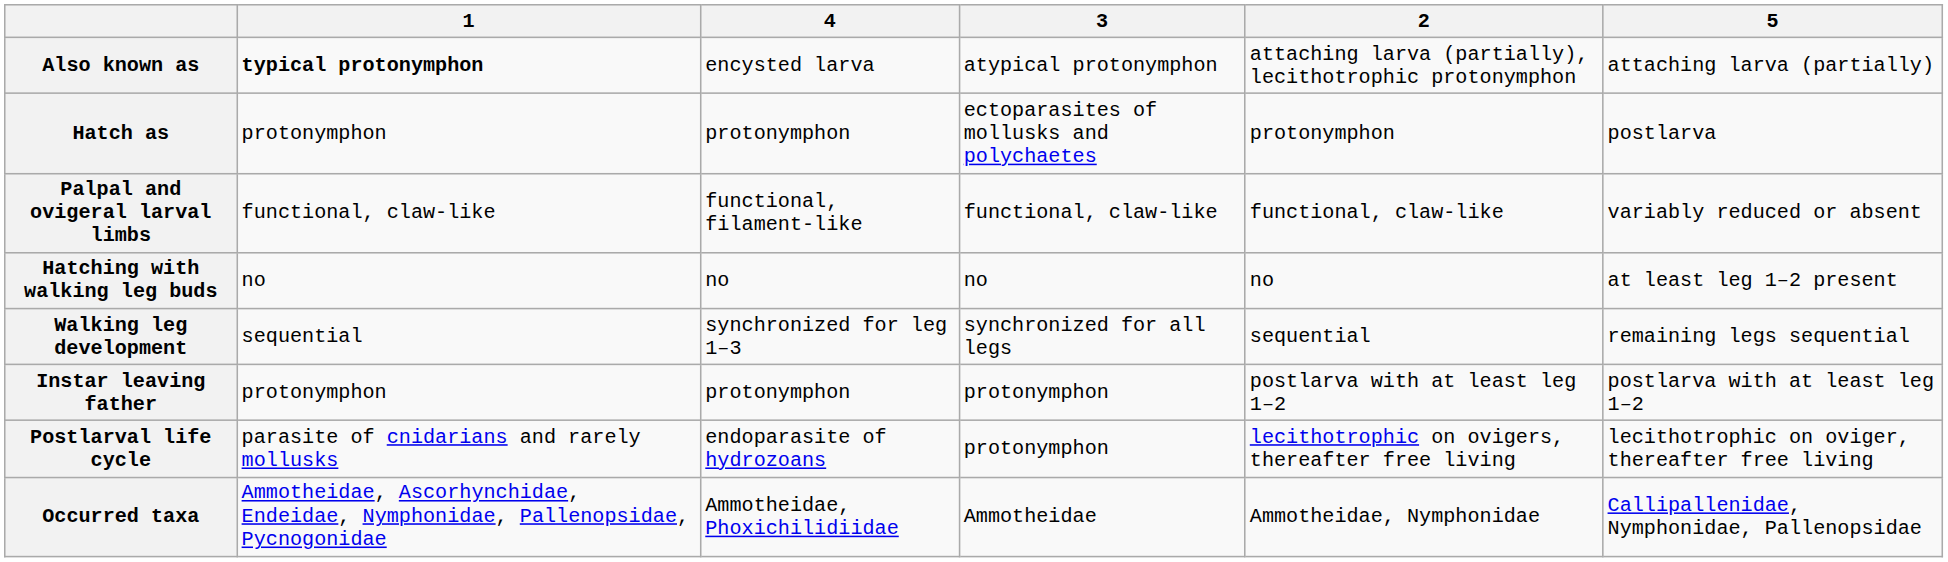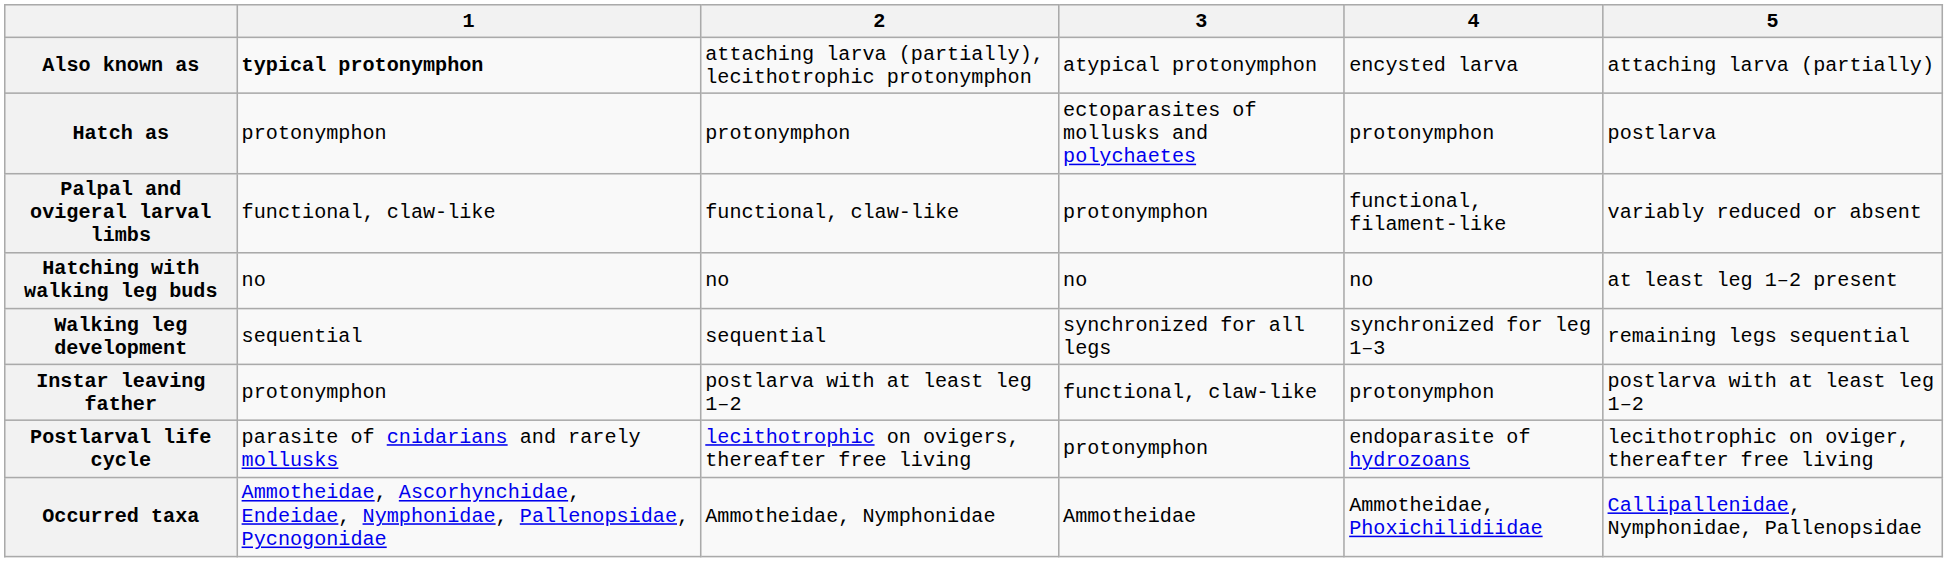columns swapped: (1424, 21) <-> (830, 21)
(1091, 213) functional, claw-like -> (1136, 213) protonymphon
(1036, 393) protonymphon -> (1190, 393) functional, claw-like
